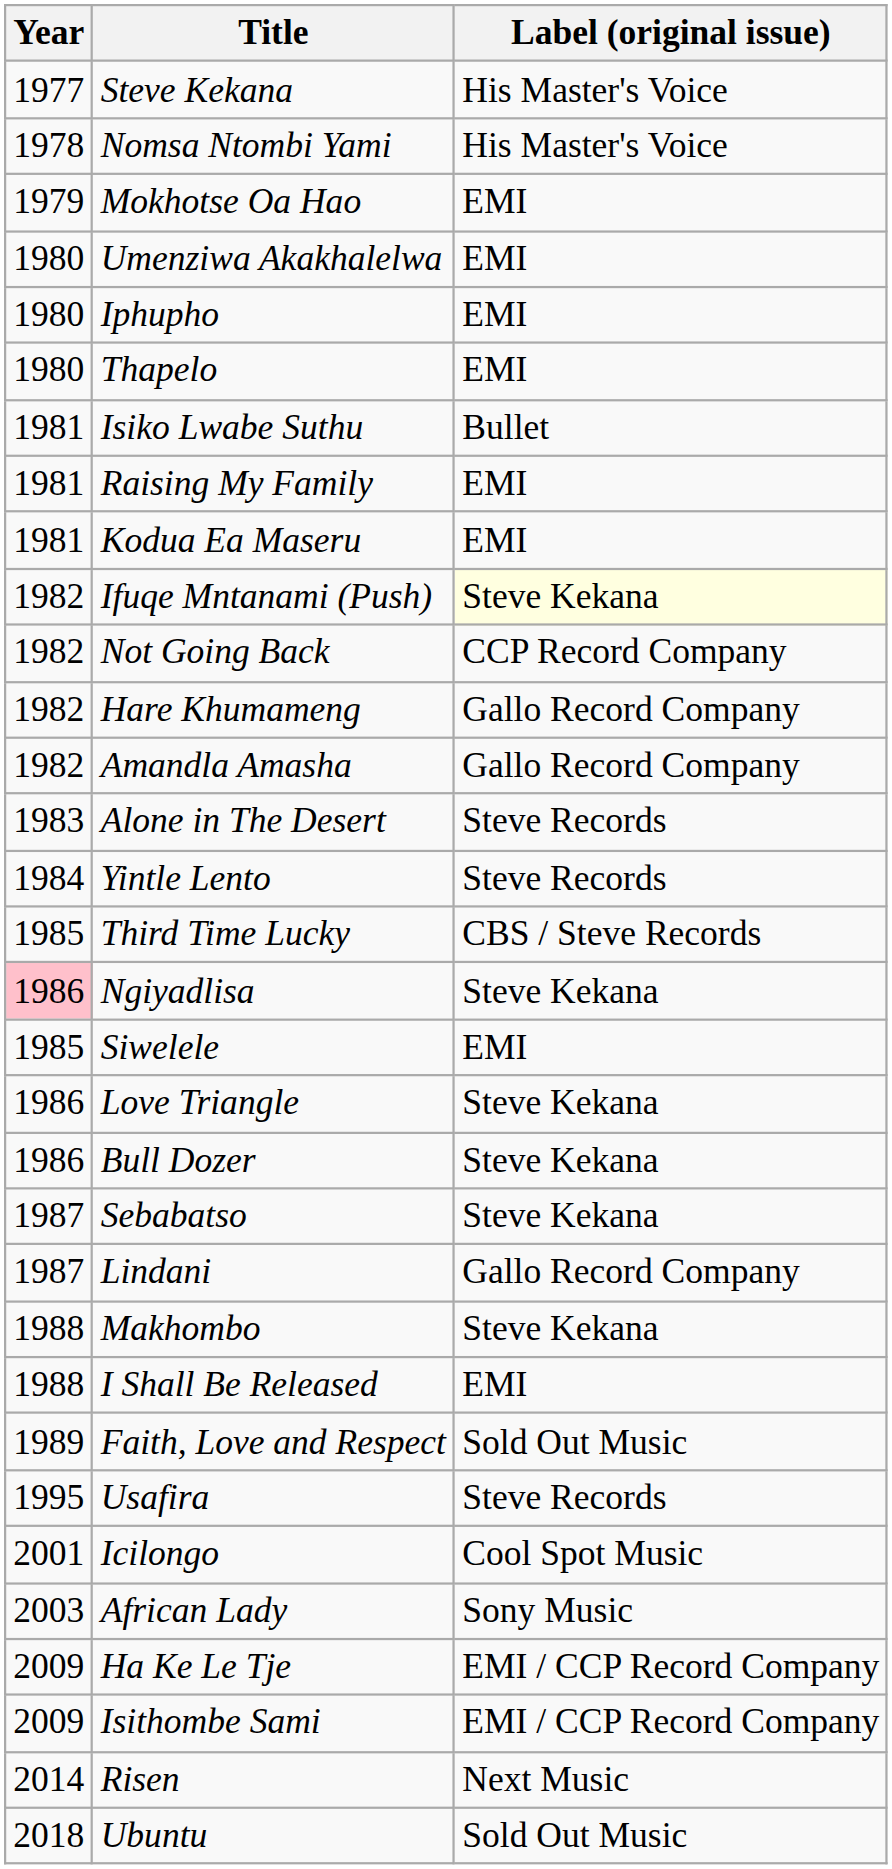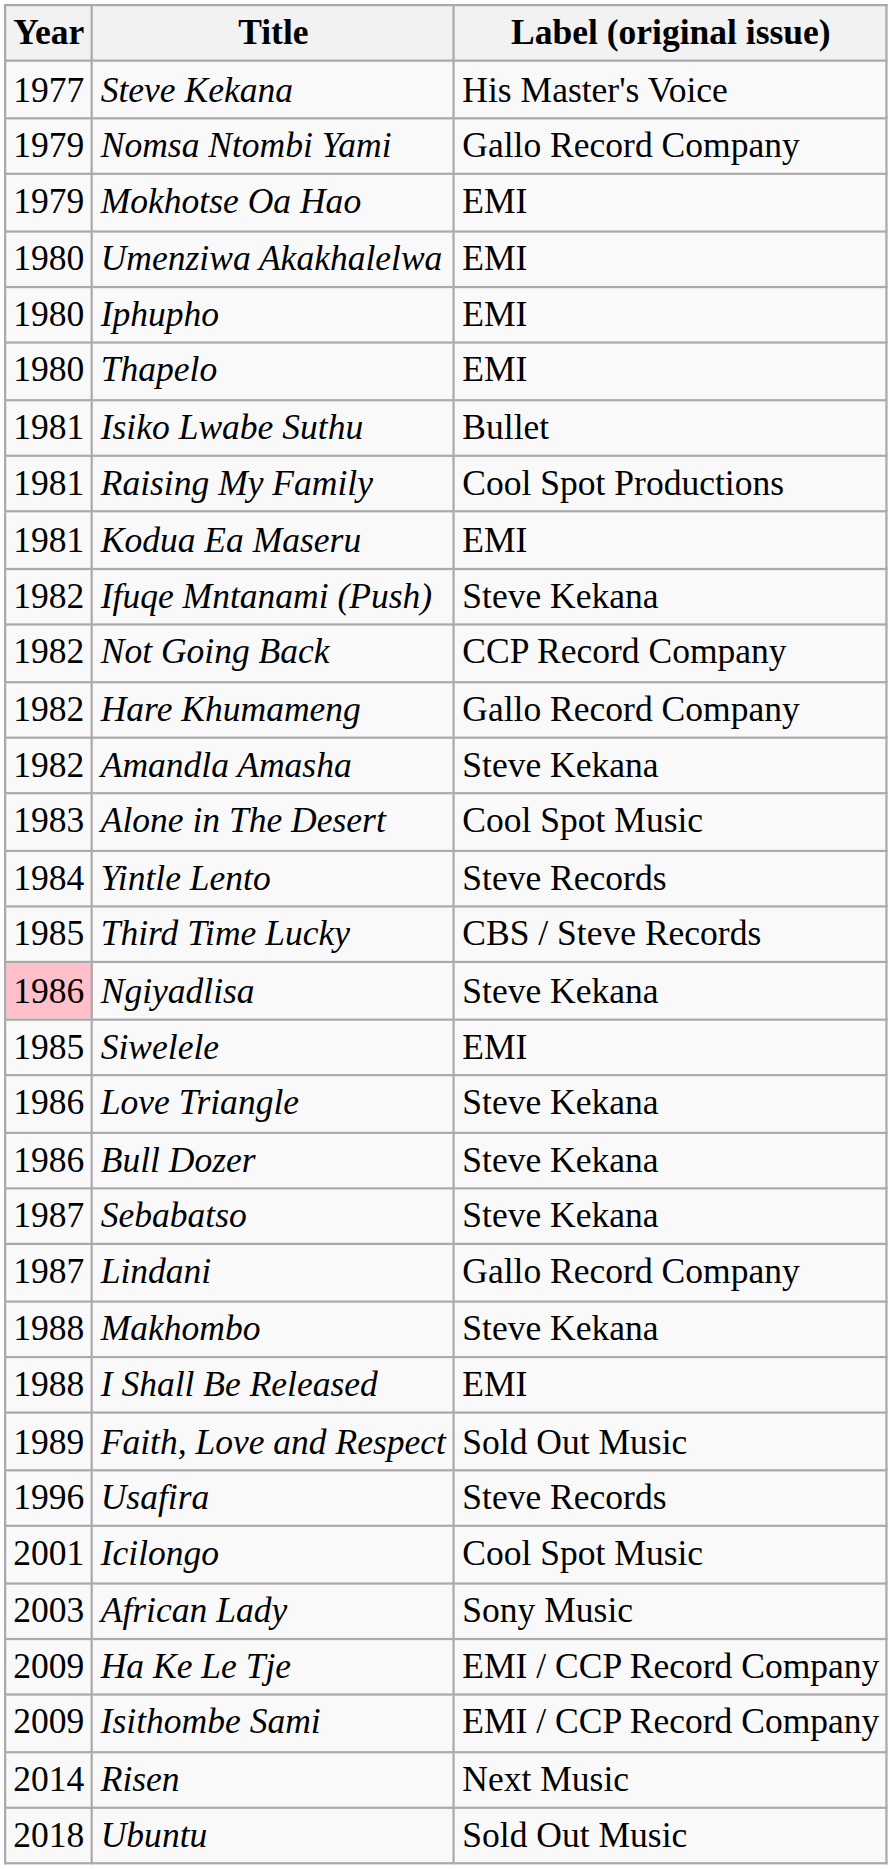(49, 145) 1978 -> (49, 145) 1979
(595, 145) His Master's Voice -> (631, 145) Gallo Record Company
(495, 483) EMI -> (623, 483) Cool Spot Productions
(560, 595) lightyellow background -> (560, 595) no background
(631, 764) Gallo Record Company -> (560, 764) Steve Kekana
(564, 821) Steve Records -> (583, 821) Cool Spot Music
(49, 1497) 1995 -> (49, 1497) 1996
